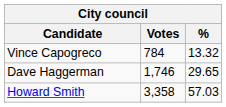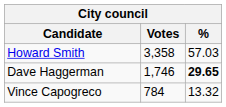rows swapped: (46, 92) <-> (54, 53)
(203, 72) normal -> (203, 72) bold
